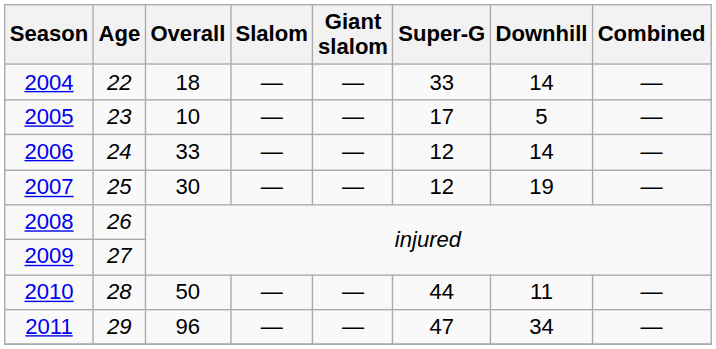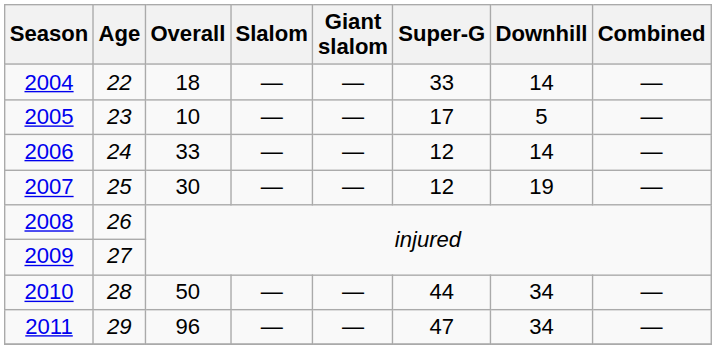(541, 291) 11 -> (541, 291) 34
